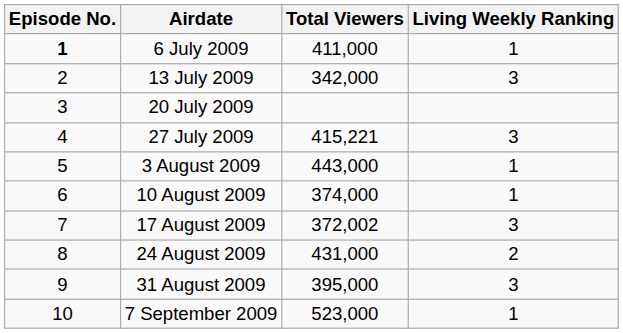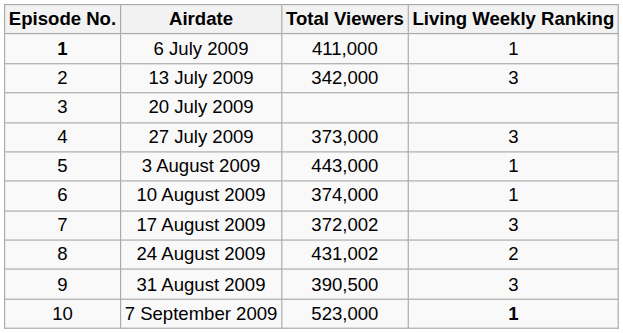(345, 136) 415,221 -> (345, 136) 373,000
(345, 254) 431,000 -> (345, 254) 431,002
(345, 284) 395,000 -> (345, 284) 390,500
(513, 313) normal -> (513, 313) bold
